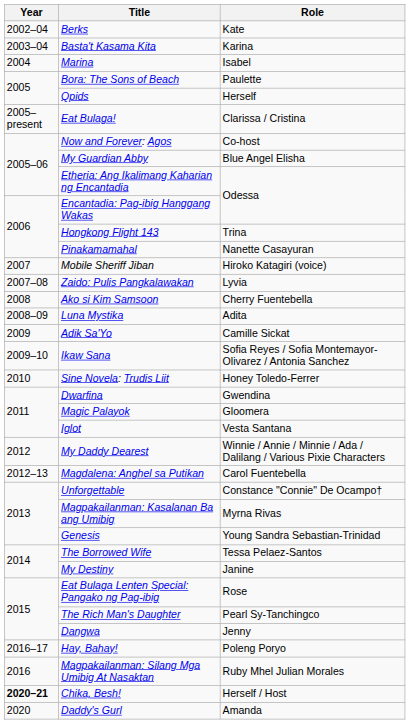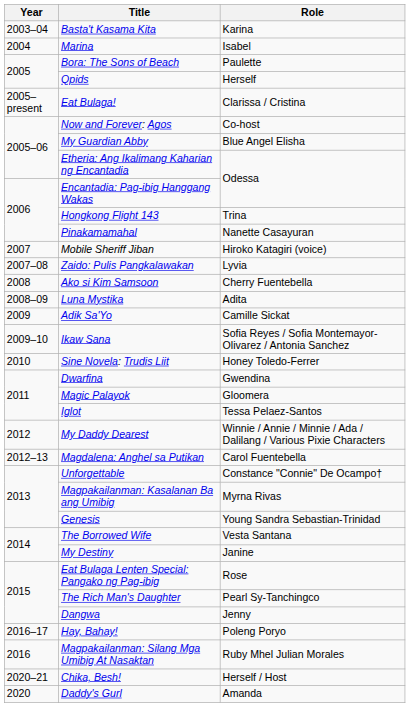- row: (75, 29)
(257, 428) Vesta Santana -> (272, 412) Tessa Pelaez-Santos
(272, 553) Tessa Pelaez-Santos -> (257, 536) Vesta Santana
(27, 694) bold -> (27, 677) normal
